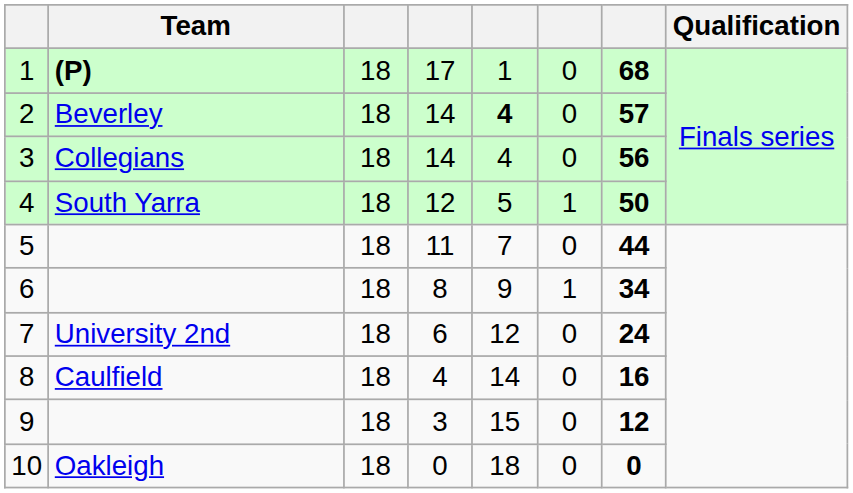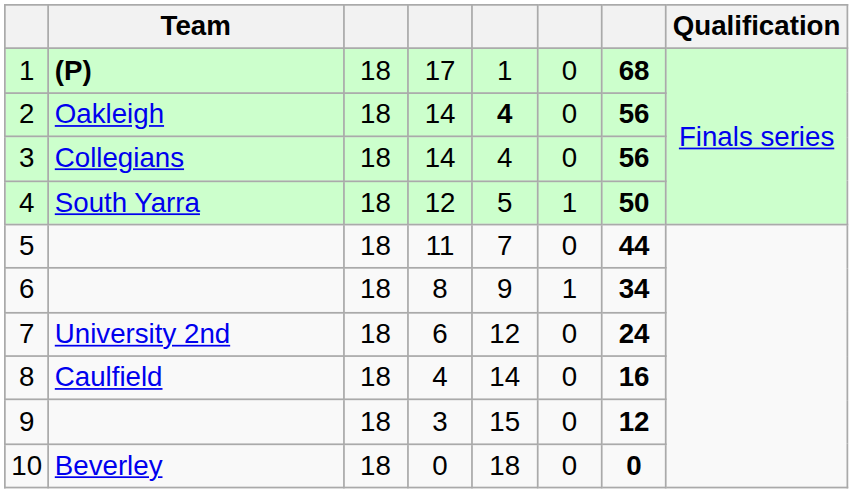(109, 114) Beverley -> (109, 114) Oakleigh
(634, 114) 57 -> (634, 114) 56
(109, 465) Oakleigh -> (109, 465) Beverley
